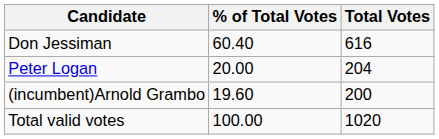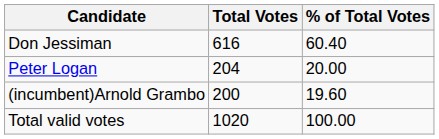columns swapped: (387, 17) <-> (275, 17)
